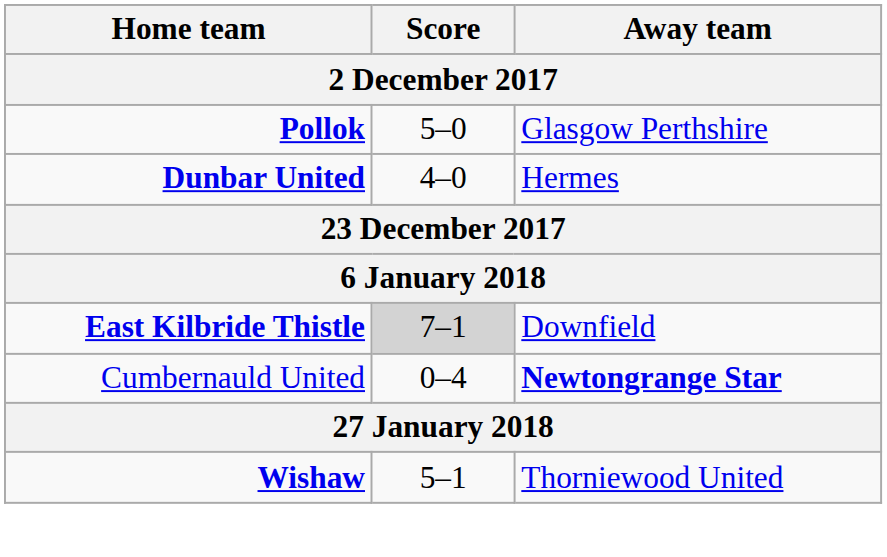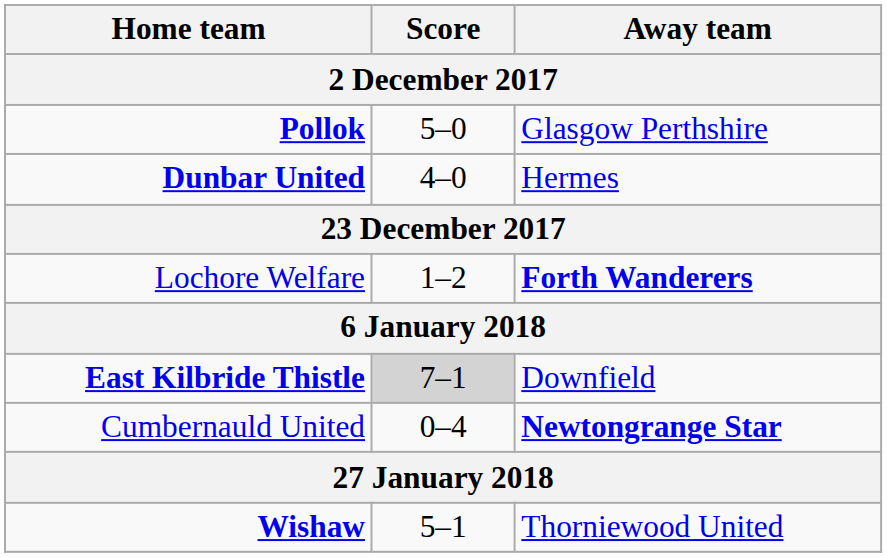+ row: (260, 278)
